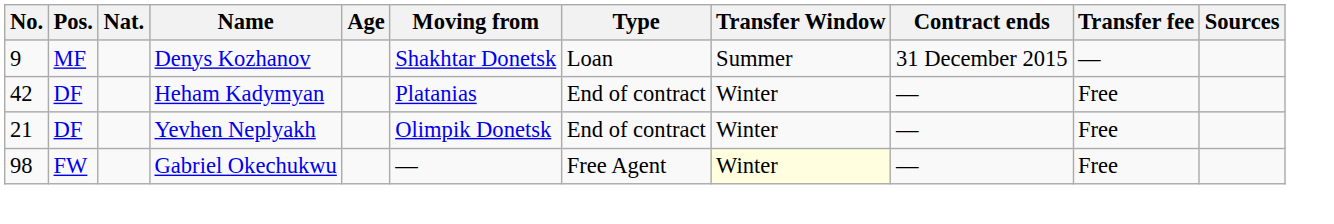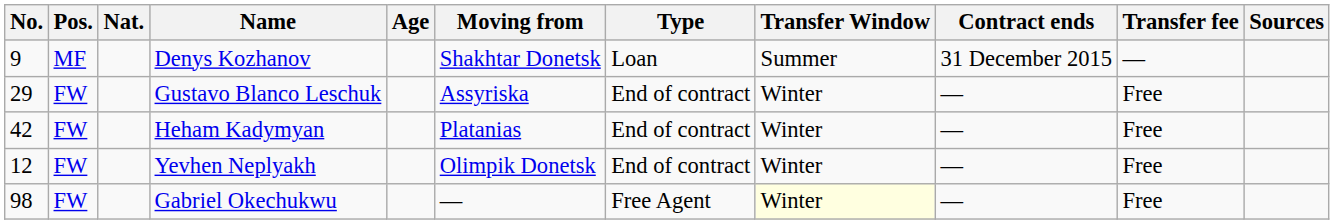+ row: (268, 93)
(68, 93) DF -> (70, 129) FW
(21, 129) 21 -> (21, 165) 12
(68, 129) DF -> (70, 165) FW
